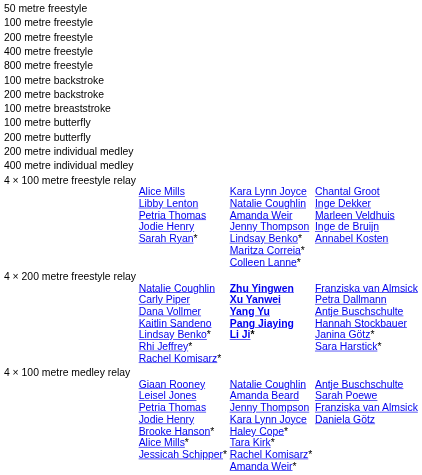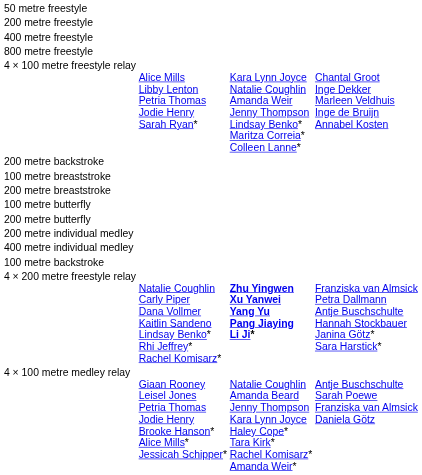- row: (48, 23)
rows swapped: (54, 80) <-> (70, 180)
+ row: (57, 190)
